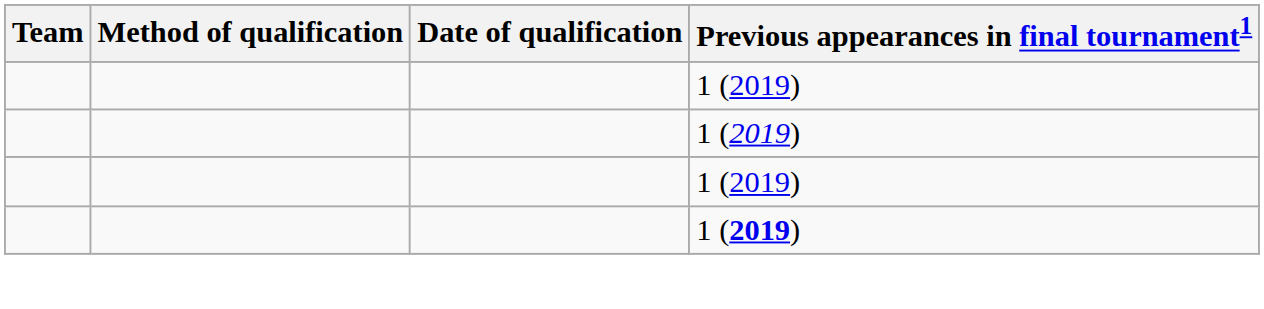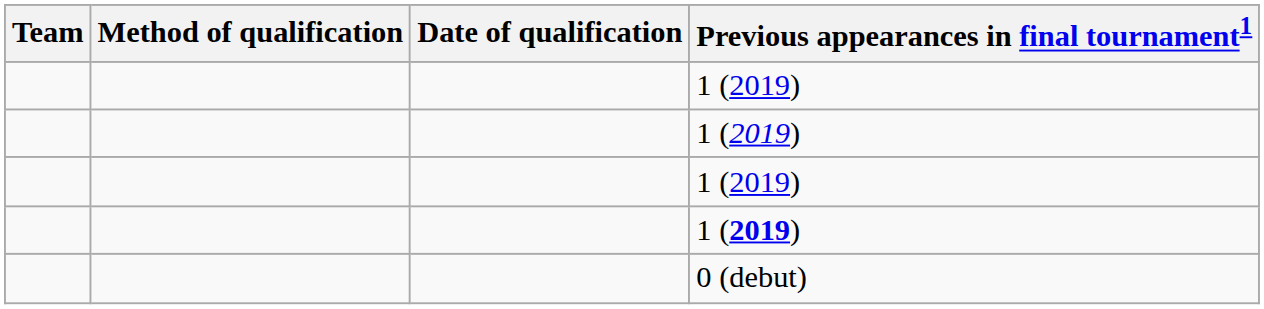+ row: (48, 278)
